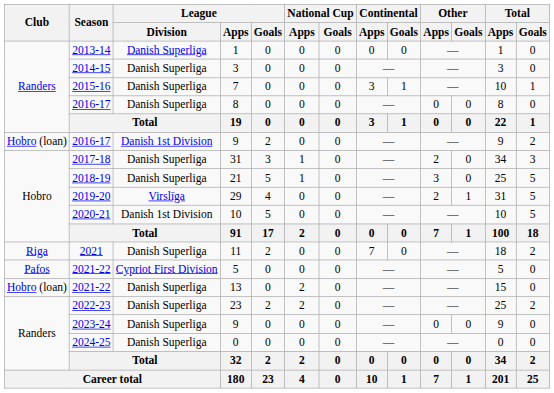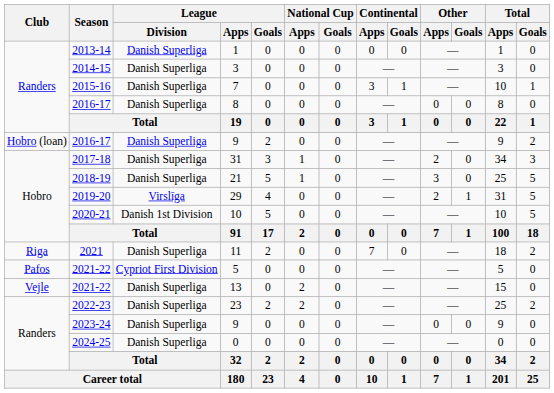(167, 141) Danish 1st Division -> (167, 141) Danish Superliga
(37, 287) Hobro (loan) -> (37, 287) Vejle
